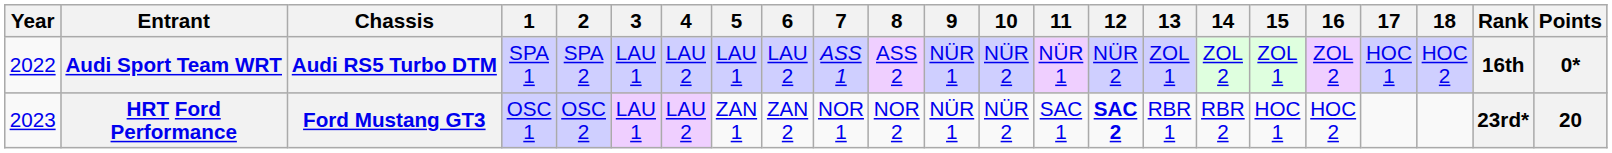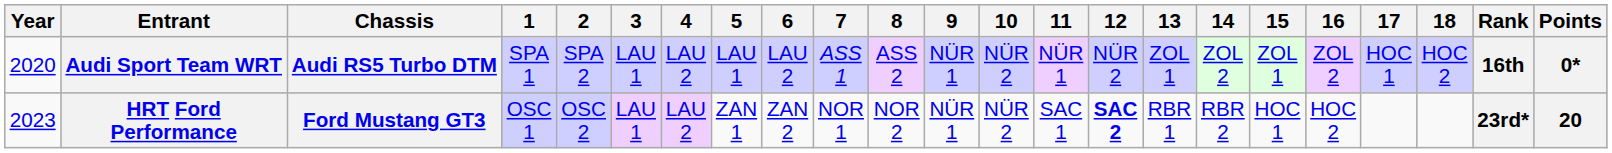(33, 65) 2022 -> (33, 65) 2020
